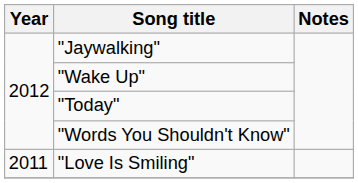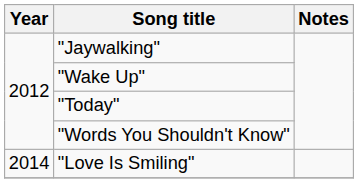(28, 163) 2011 -> (29, 163) 2014
